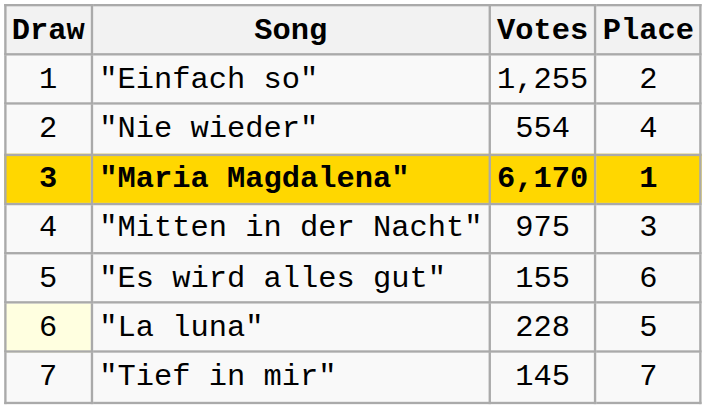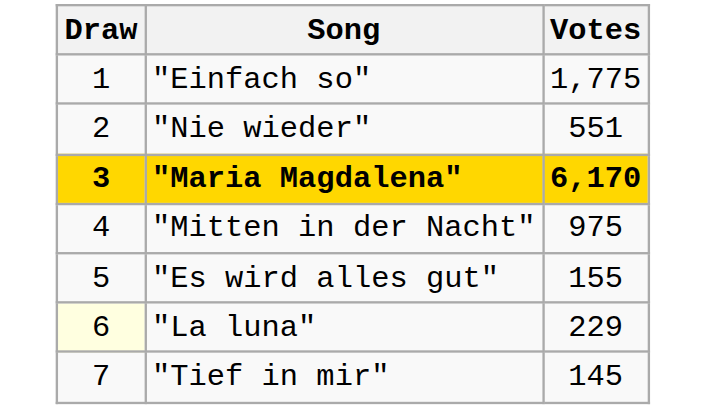- column: (648, 30)
(543, 80) 1,255 -> (596, 80) 1,775
(543, 129) 554 -> (596, 129) 551
(543, 327) 228 -> (596, 327) 229
